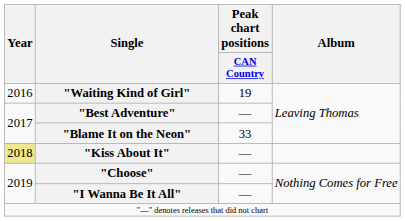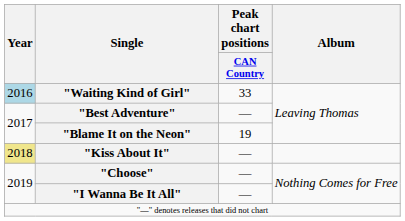(20, 93) no background -> (20, 93) lightblue background
(245, 93) 19 -> (245, 93) 33
(245, 133) 33 -> (245, 133) 19
